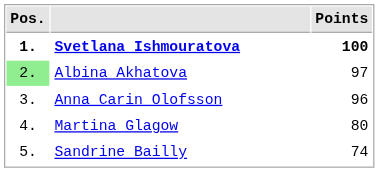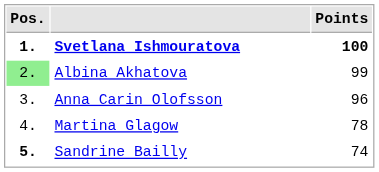(359, 73) 97 -> (359, 73) 99
(359, 126) 80 -> (359, 126) 78
(28, 153) normal -> (28, 153) bold
